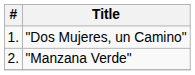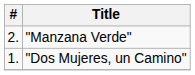rows swapped: (106, 37) <-> (78, 59)
